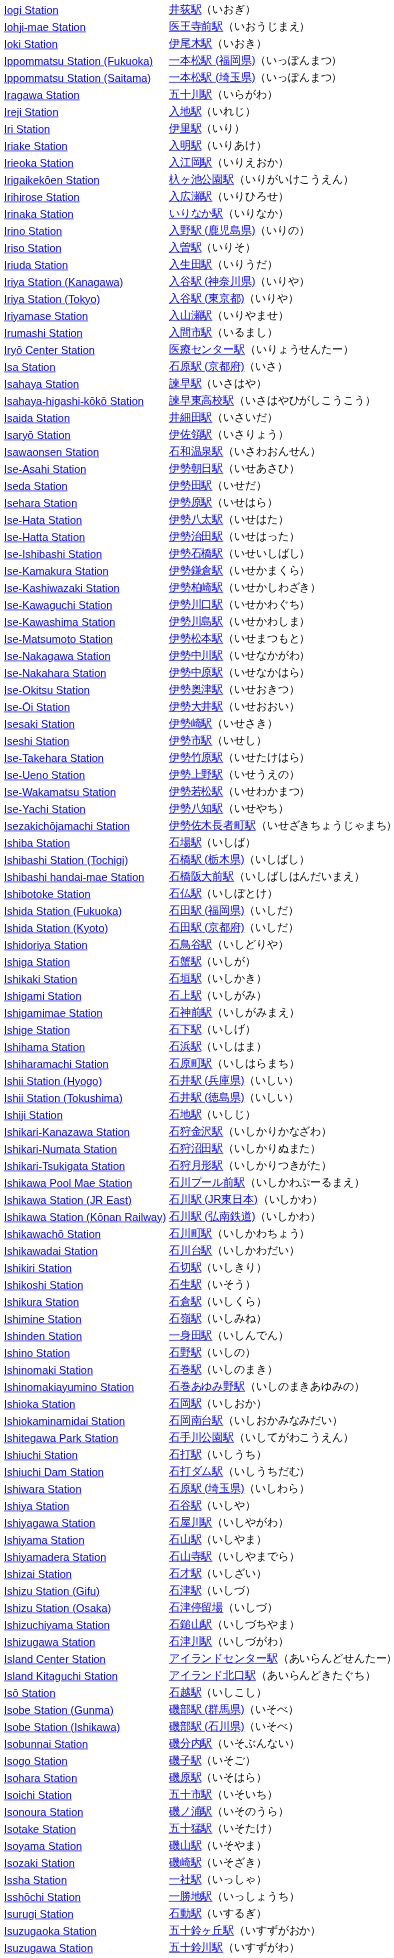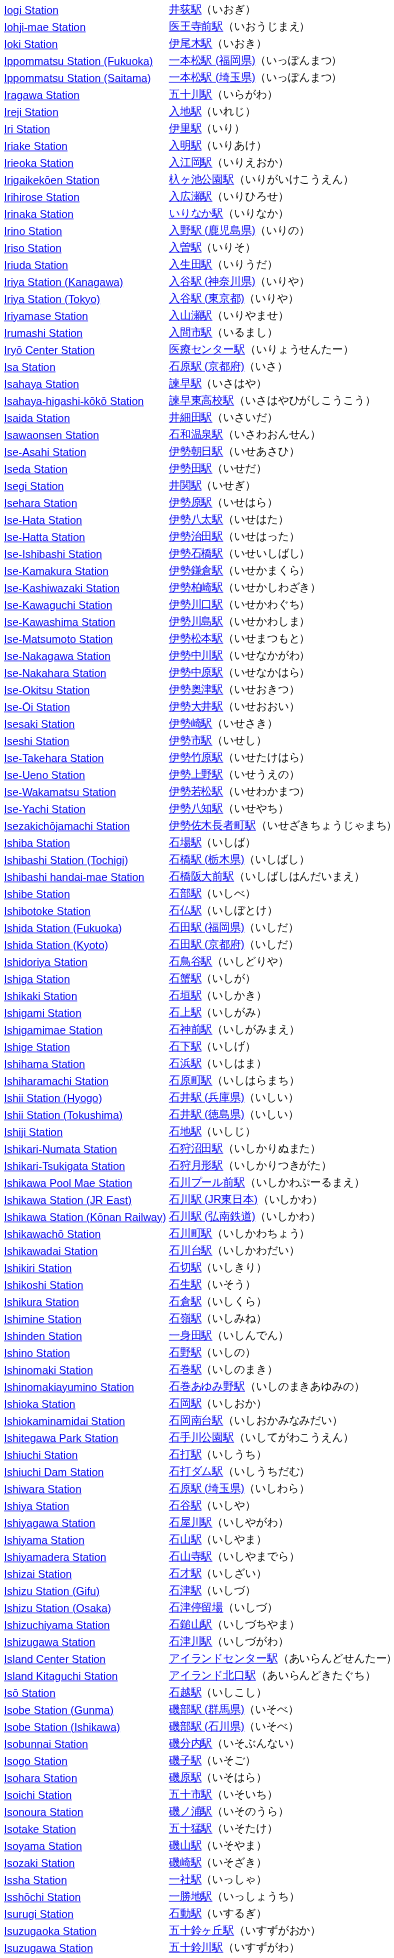- row: (37, 435)
+ row: (34, 486)
+ row: (37, 894)
- row: (67, 1132)
